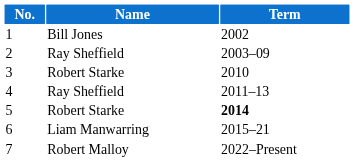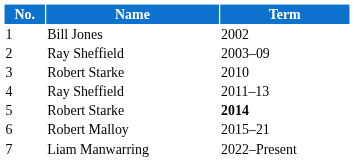(98, 130) Liam Manwarring -> (88, 130) Robert Malloy
(88, 149) Robert Malloy -> (98, 149) Liam Manwarring
